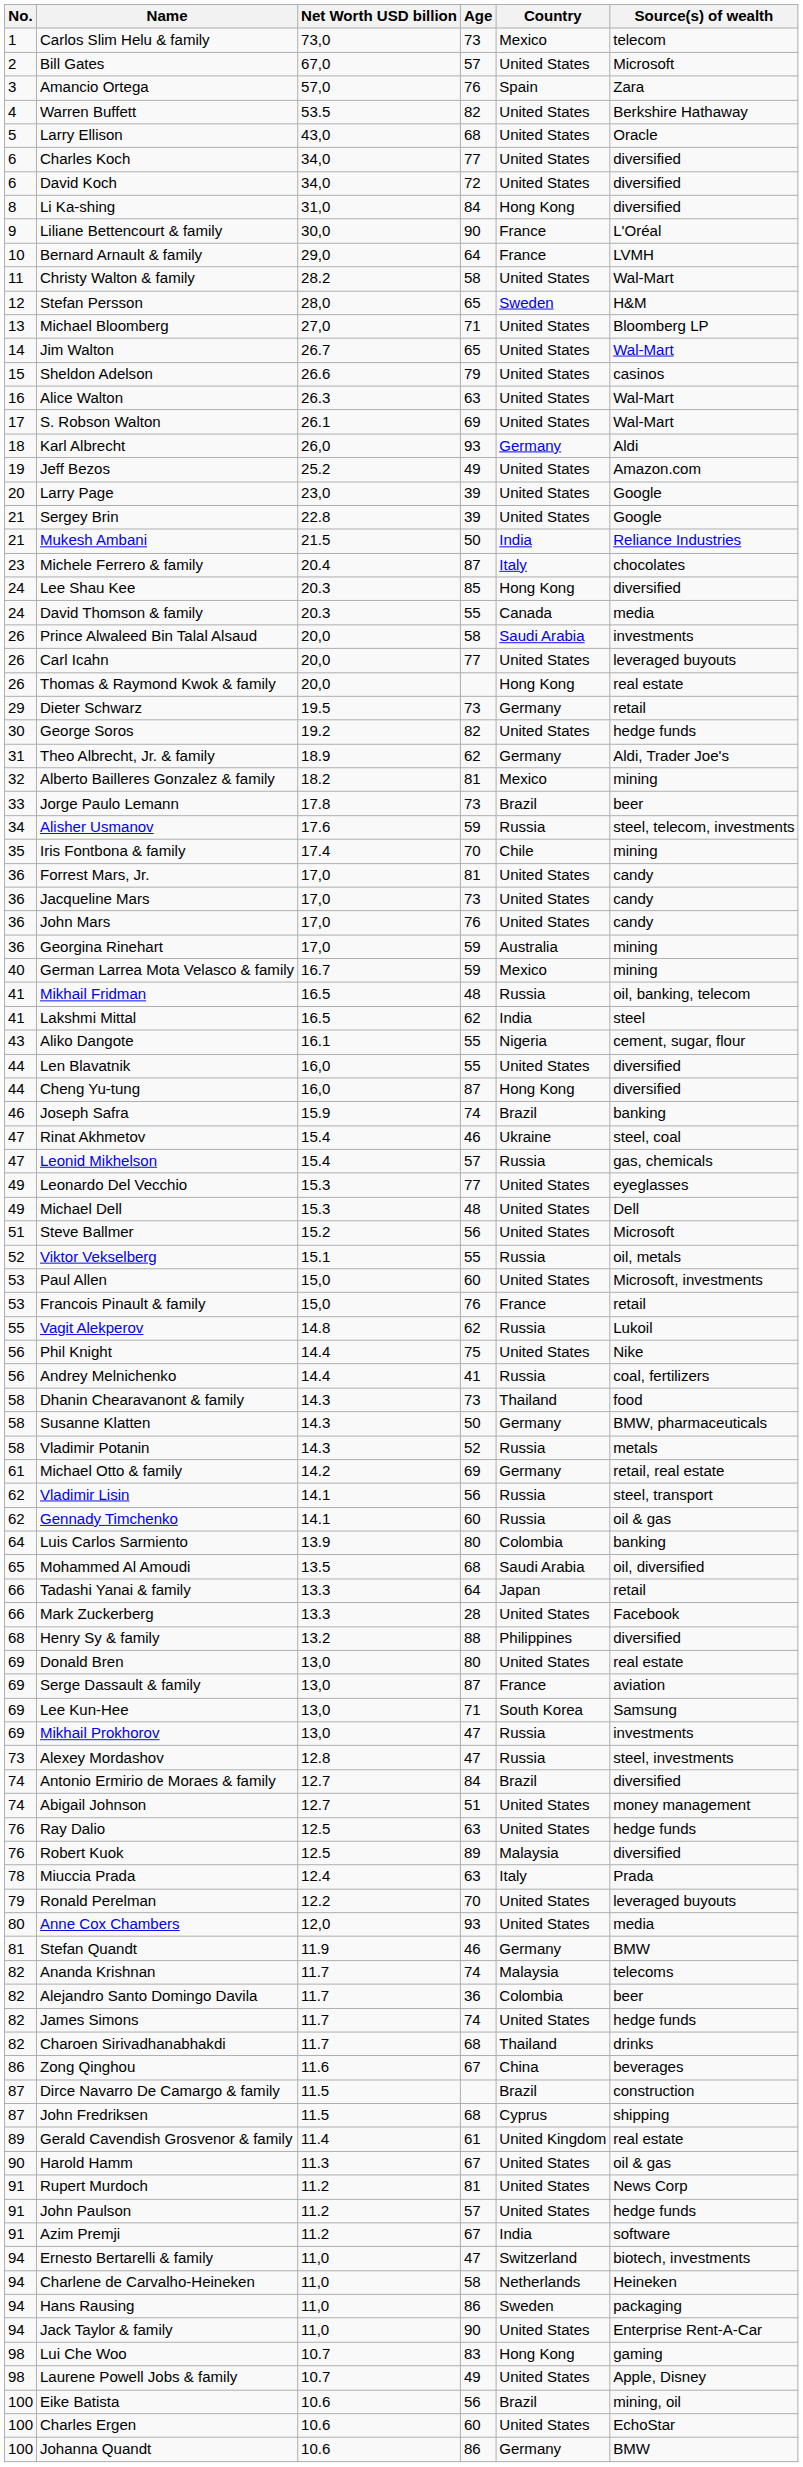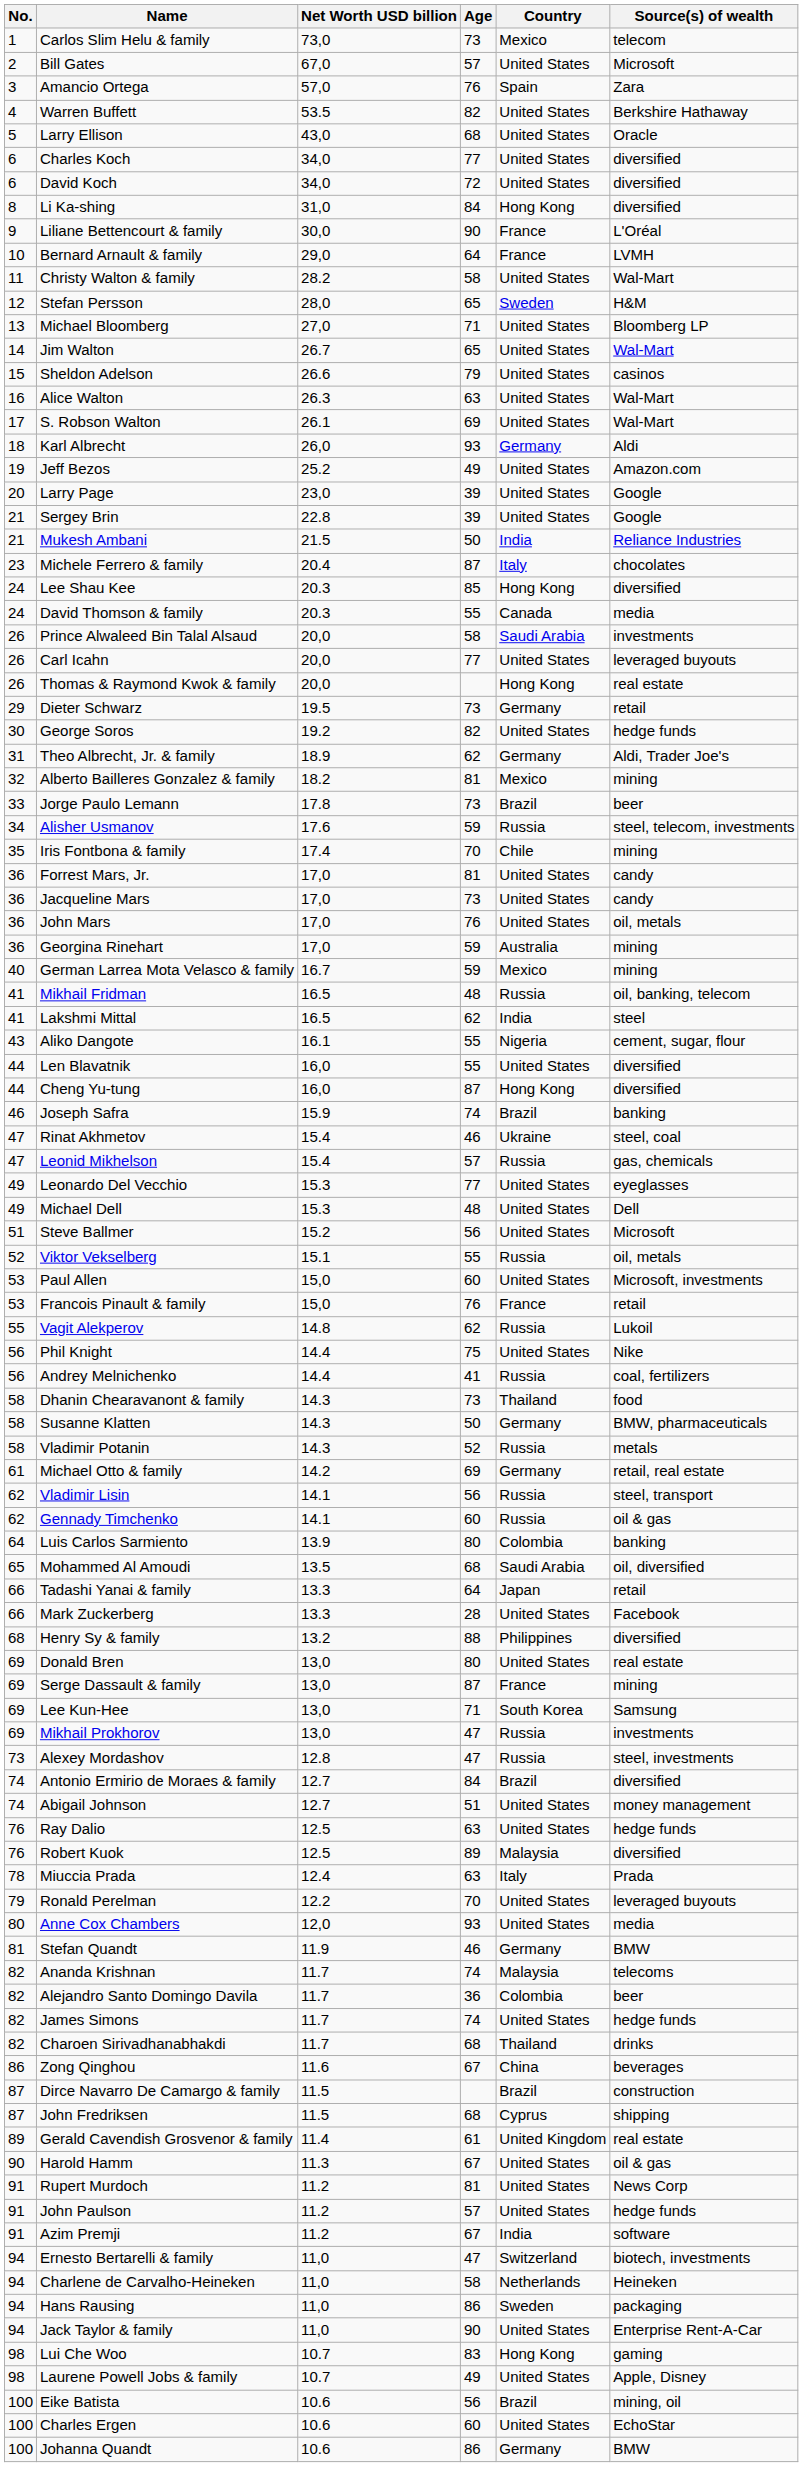(633, 922) candy -> (647, 922) oil, metals
(639, 1686) aviation -> (635, 1686) mining
